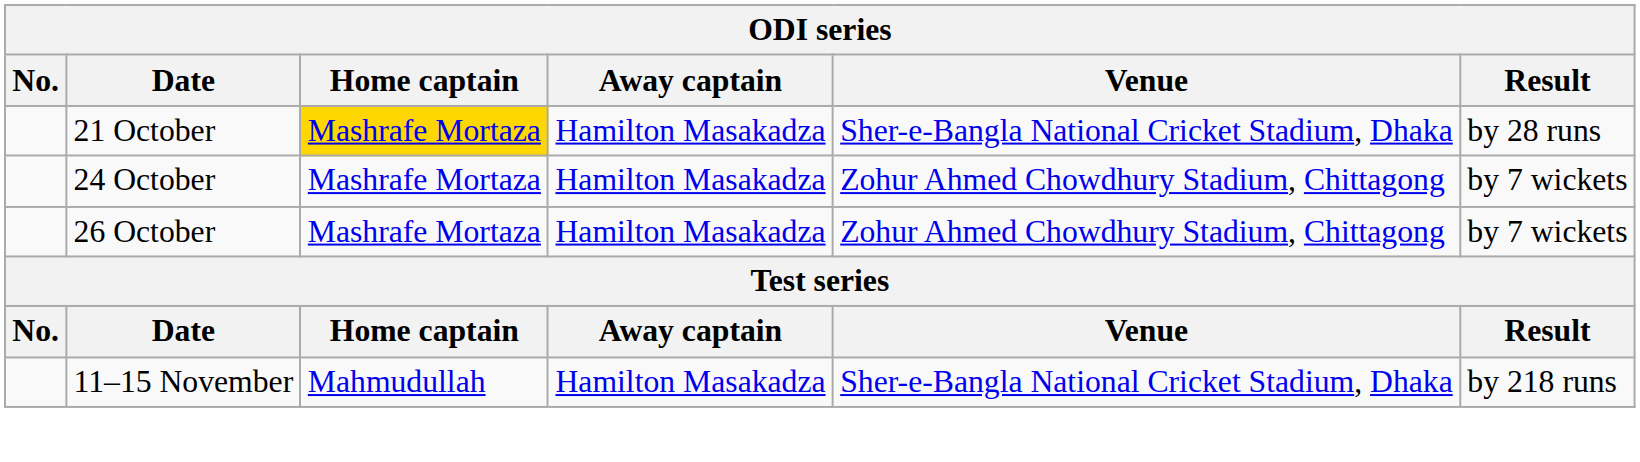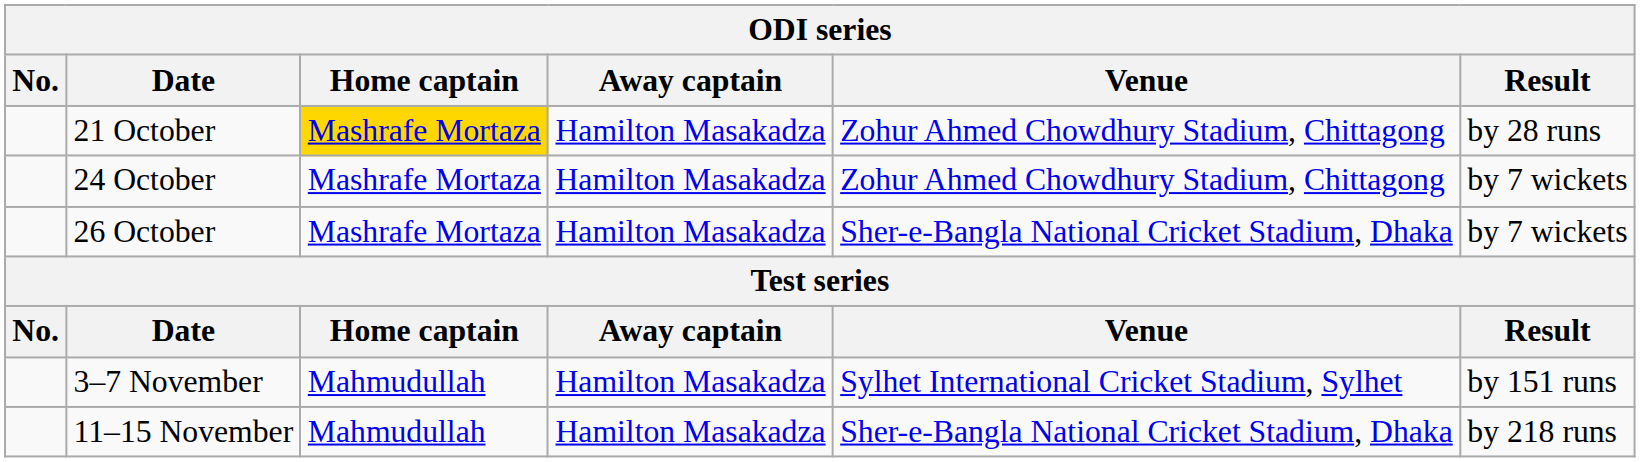(1146, 130) Sher-e-Bangla National Cricket Stadium, Dhaka -> (1142, 130) Zohur Ahmed Chowdhury Stadium, Chittagong
(1142, 230) Zohur Ahmed Chowdhury Stadium, Chittagong -> (1146, 230) Sher-e-Bangla National Cricket Stadium, Dhaka
+ row: (168, 381)
